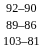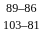- row: (21, 8)
